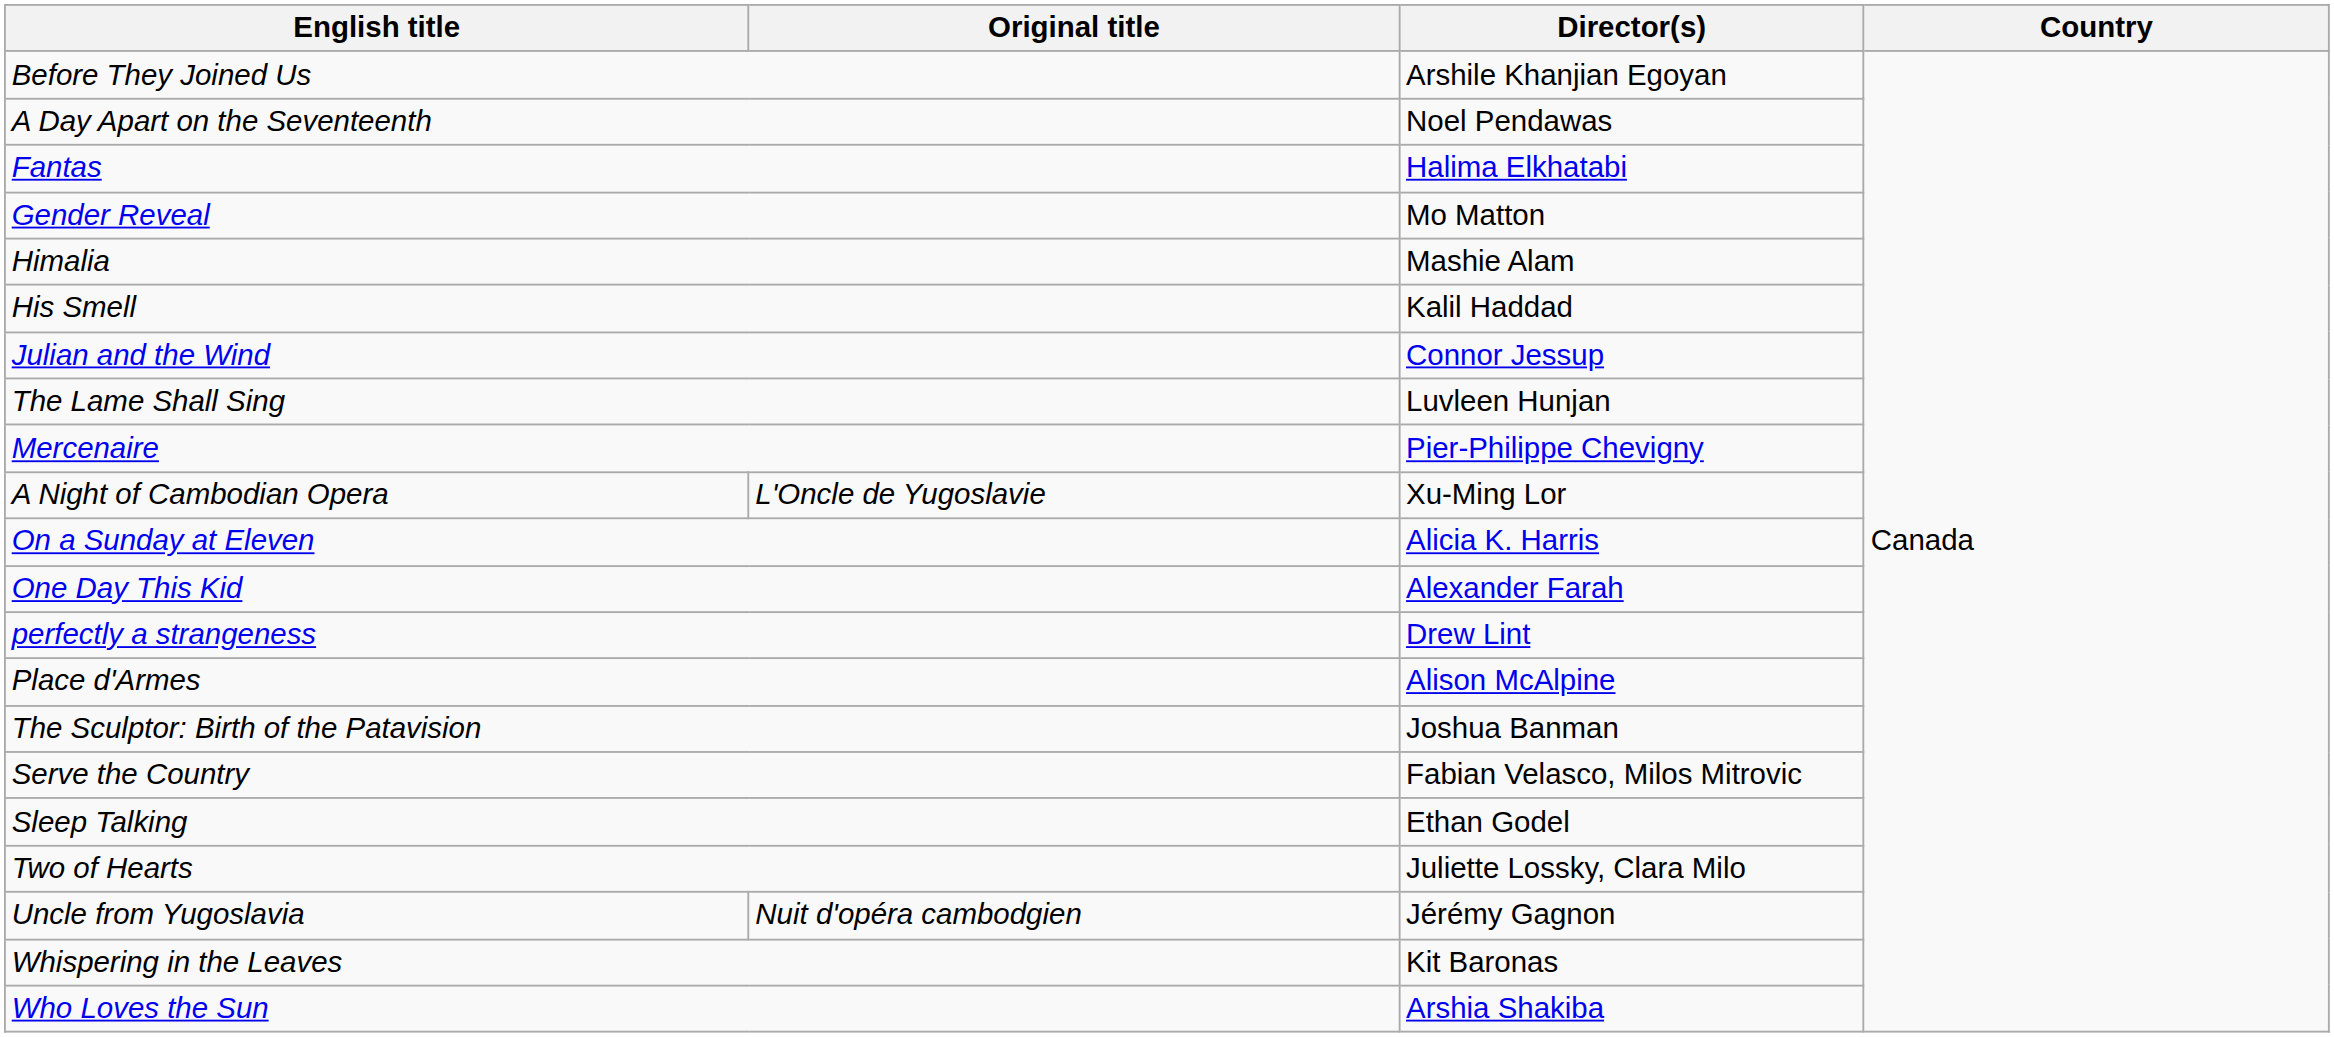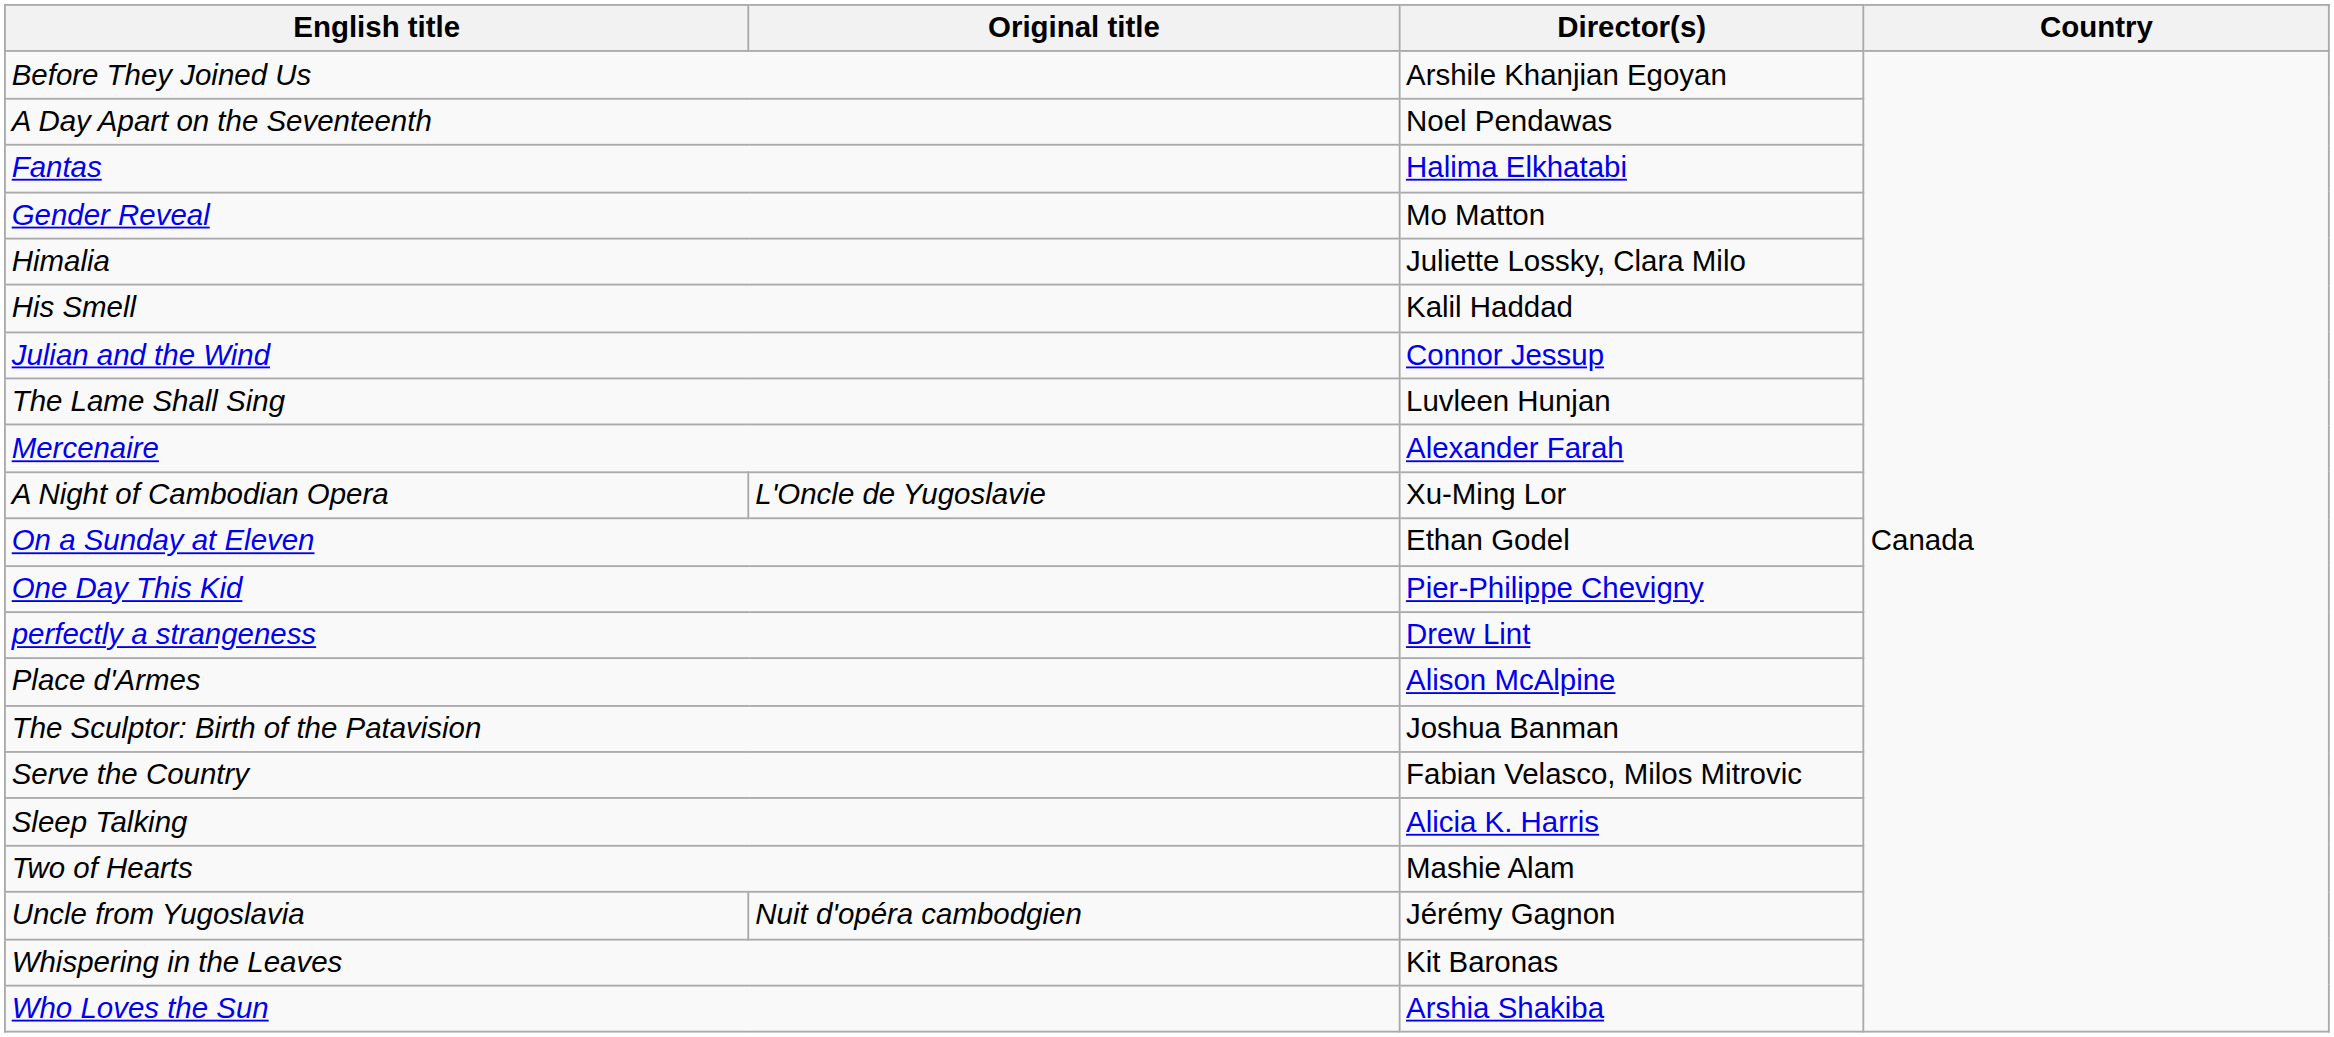(1490, 261) Mashie Alam -> (1576, 261) Juliette Lossky, Clara Milo
(1555, 448) Pier-Philippe Chevigny -> (1515, 448) Alexander Farah
(1503, 541) Alicia K. Harris -> (1488, 541) Ethan Godel
(1515, 588) Alexander Farah -> (1555, 588) Pier-Philippe Chevigny
(1488, 821) Ethan Godel -> (1503, 821) Alicia K. Harris
(1576, 868) Juliette Lossky, Clara Milo -> (1490, 868) Mashie Alam
